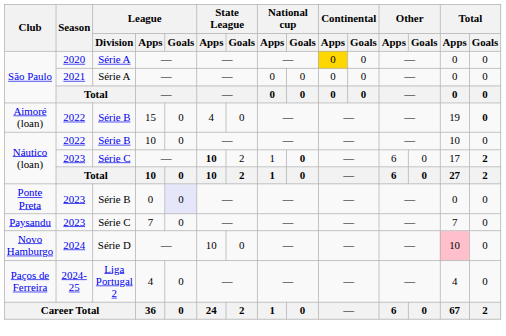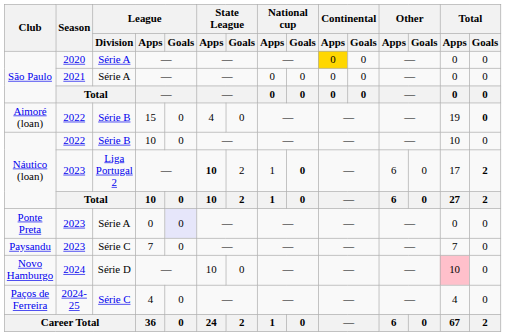(114, 158) Série C -> (114, 170) Liga Portugal 2
(114, 199) Série B -> (114, 223) Série A
(114, 281) Liga Portugal 2 -> (114, 299) Série C
